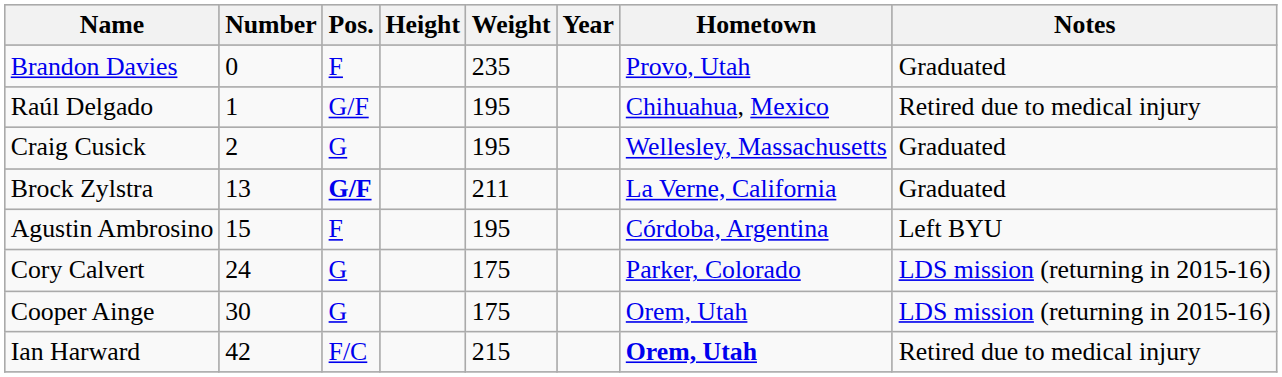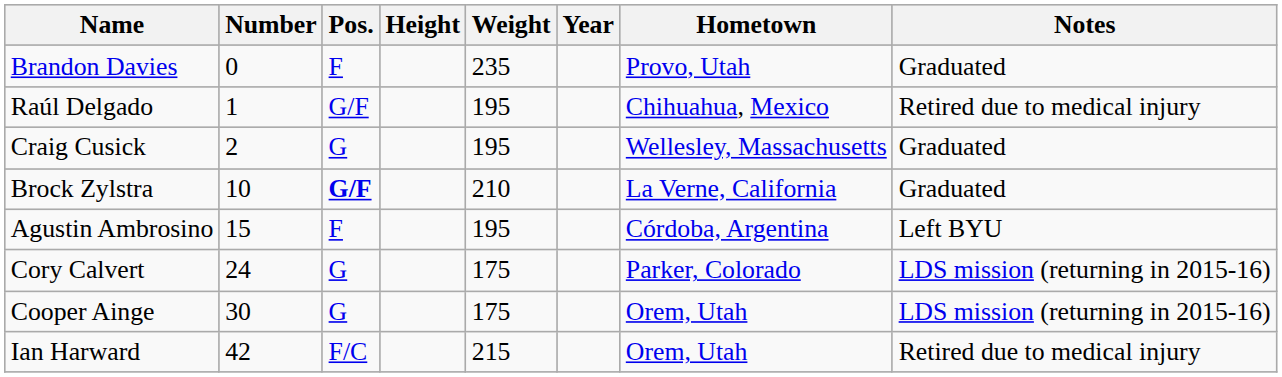(238, 188) 13 -> (238, 188) 10
(491, 188) 211 -> (491, 188) 210
(691, 351) bold -> (687, 351) normal
